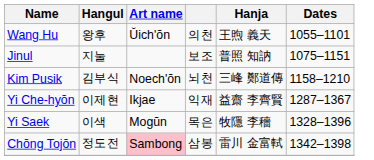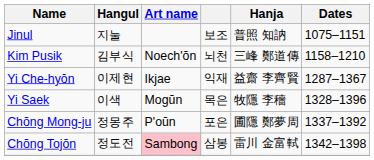- row: (33, 34)
+ row: (49, 122)
